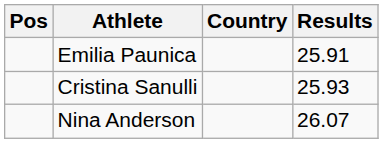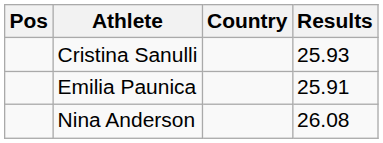rows swapped: (127, 54) <-> (127, 87)
(323, 120) 26.07 -> (323, 120) 26.08
